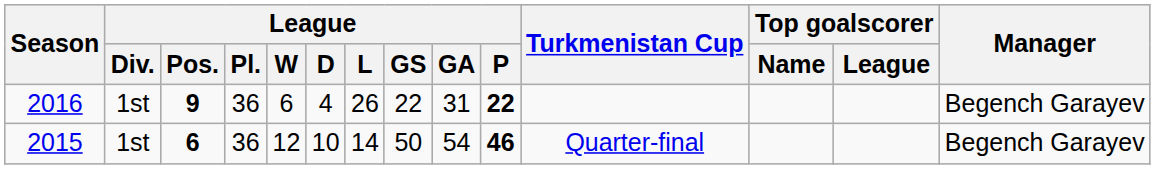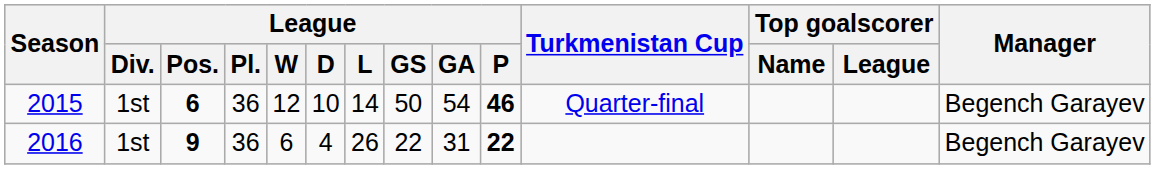rows swapped: (55, 143) <-> (55, 103)
